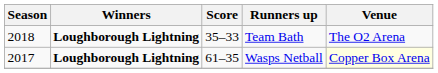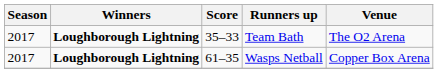(21, 36) 2018 -> (21, 36) 2017
(379, 57) lightyellow background -> (379, 57) no background
